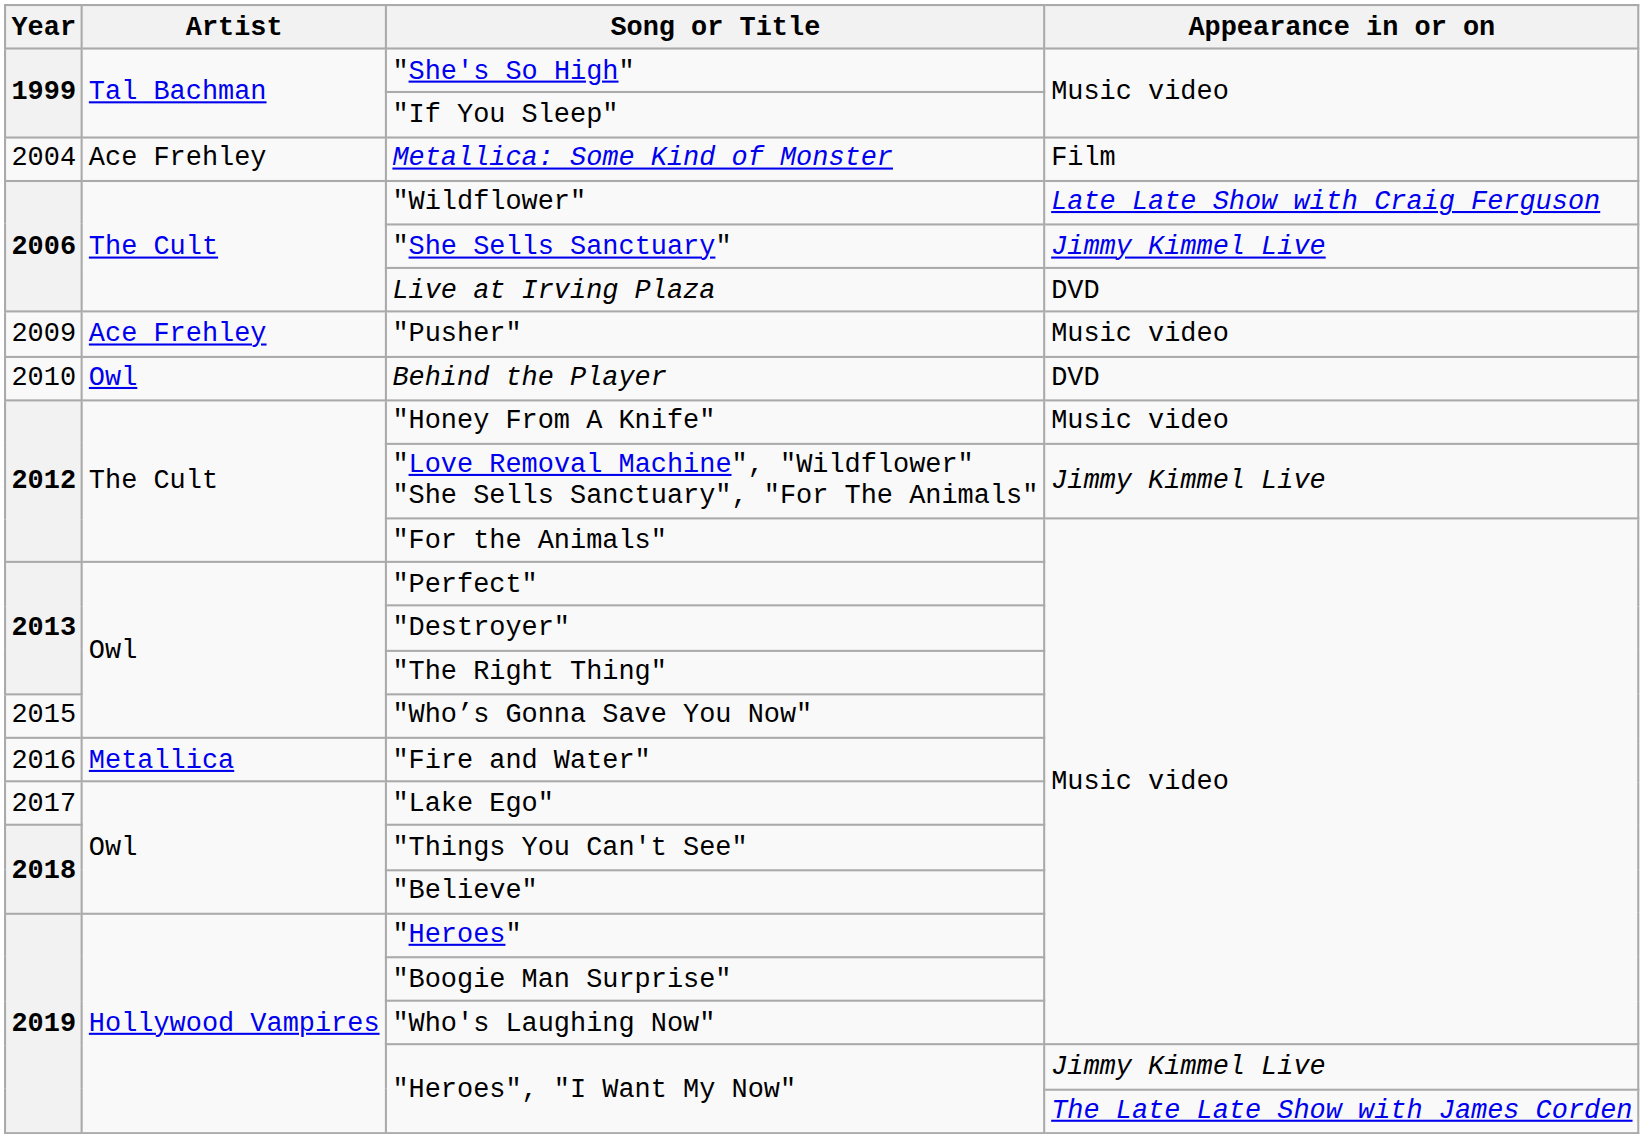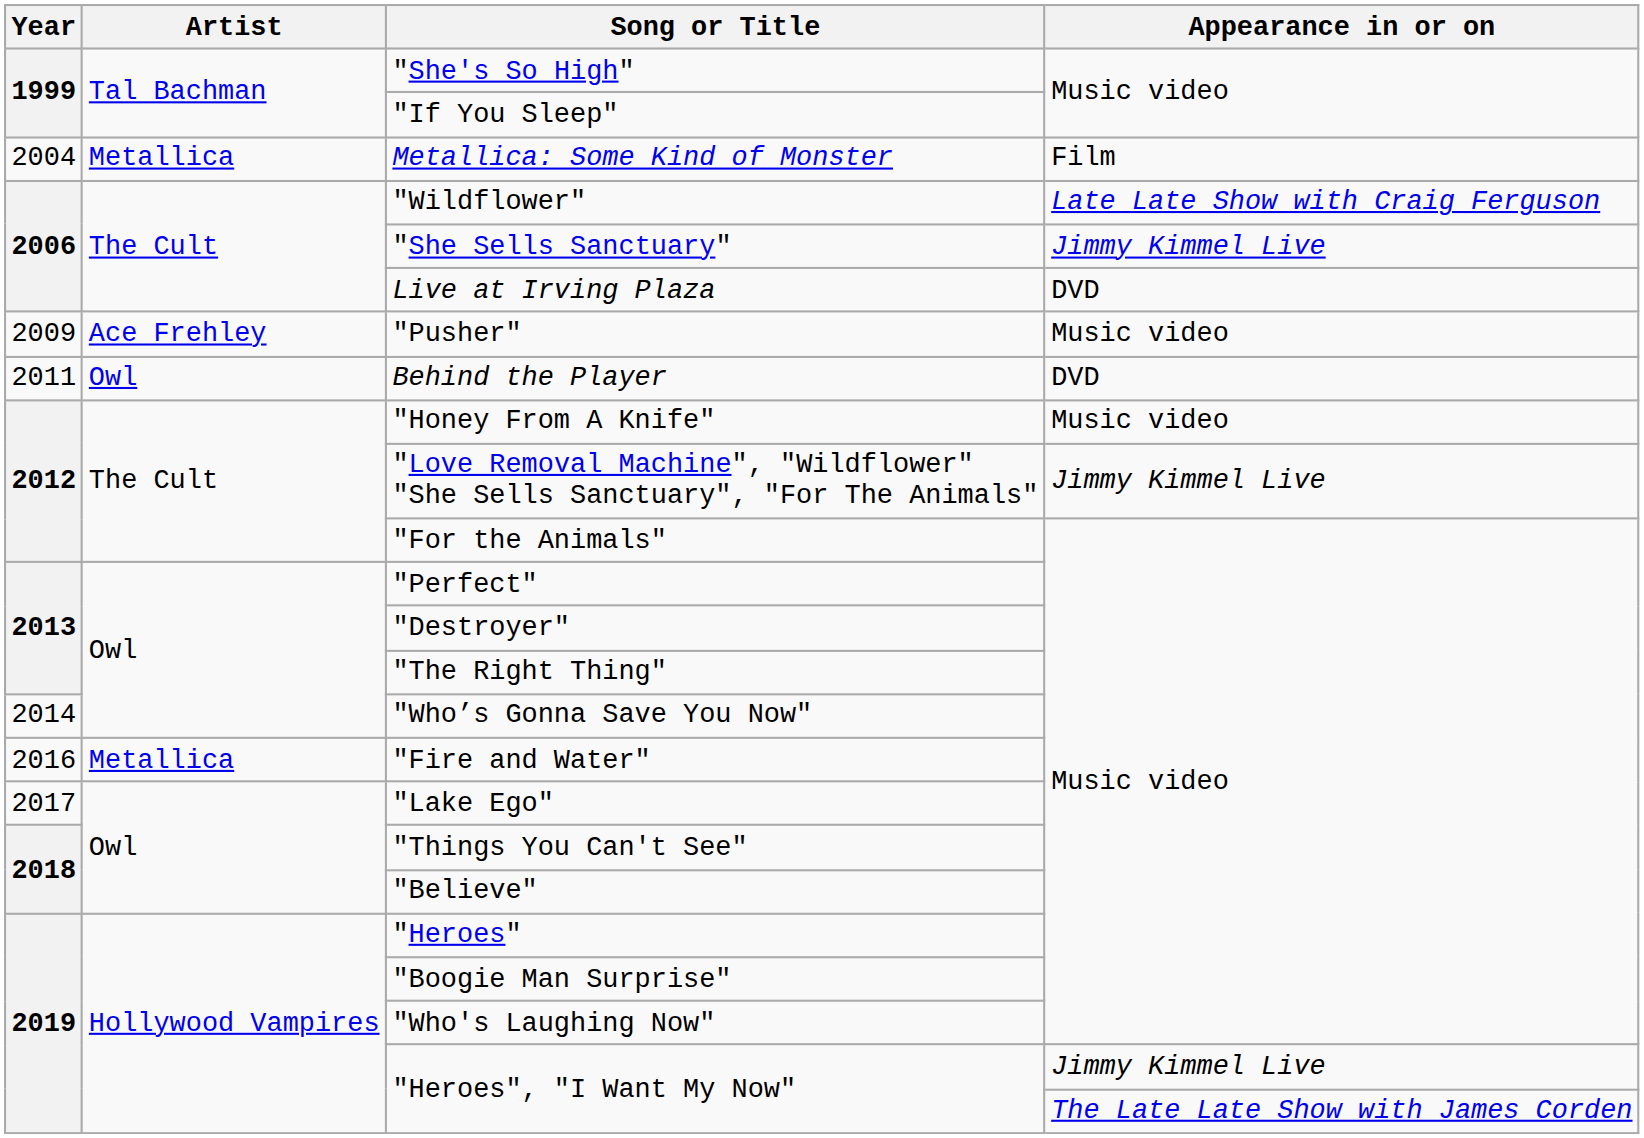(178, 159) Ace Frehley -> (162, 159) Metallica
(44, 378) 2010 -> (44, 378) 2011
(44, 716) 2015 -> (44, 716) 2014
